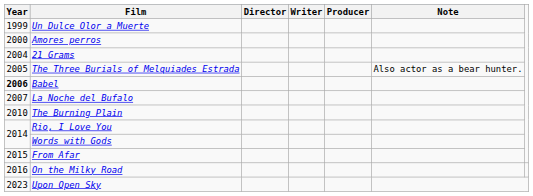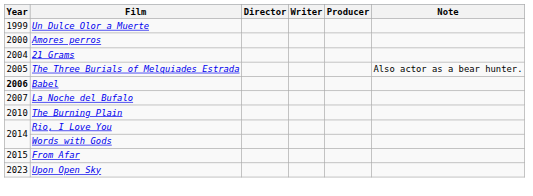- row: (77, 170)
